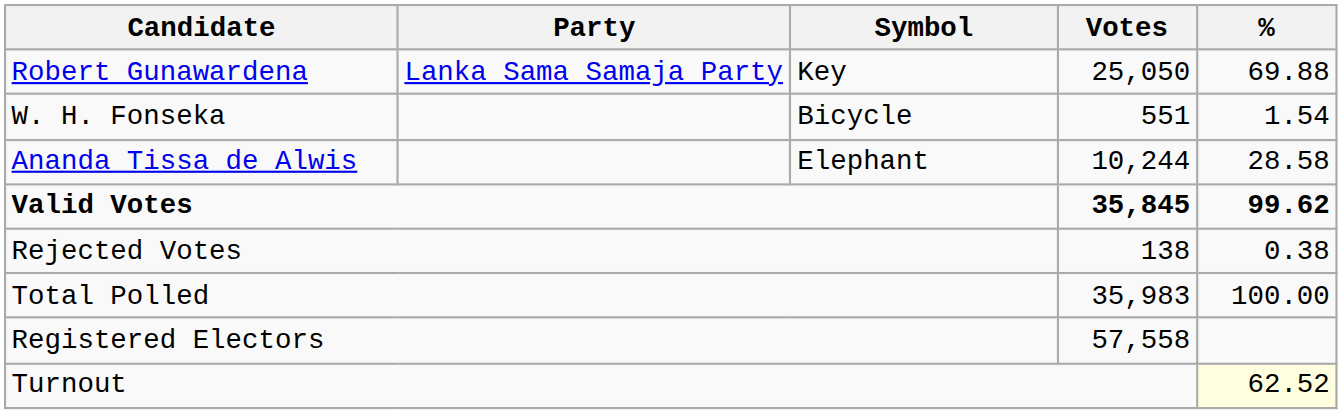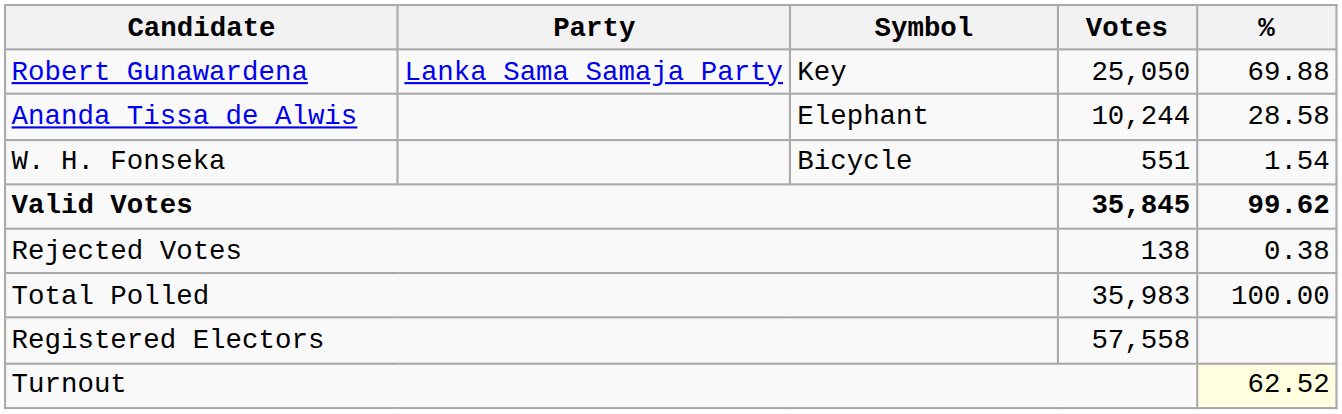rows swapped: (184, 162) <-> (119, 117)
